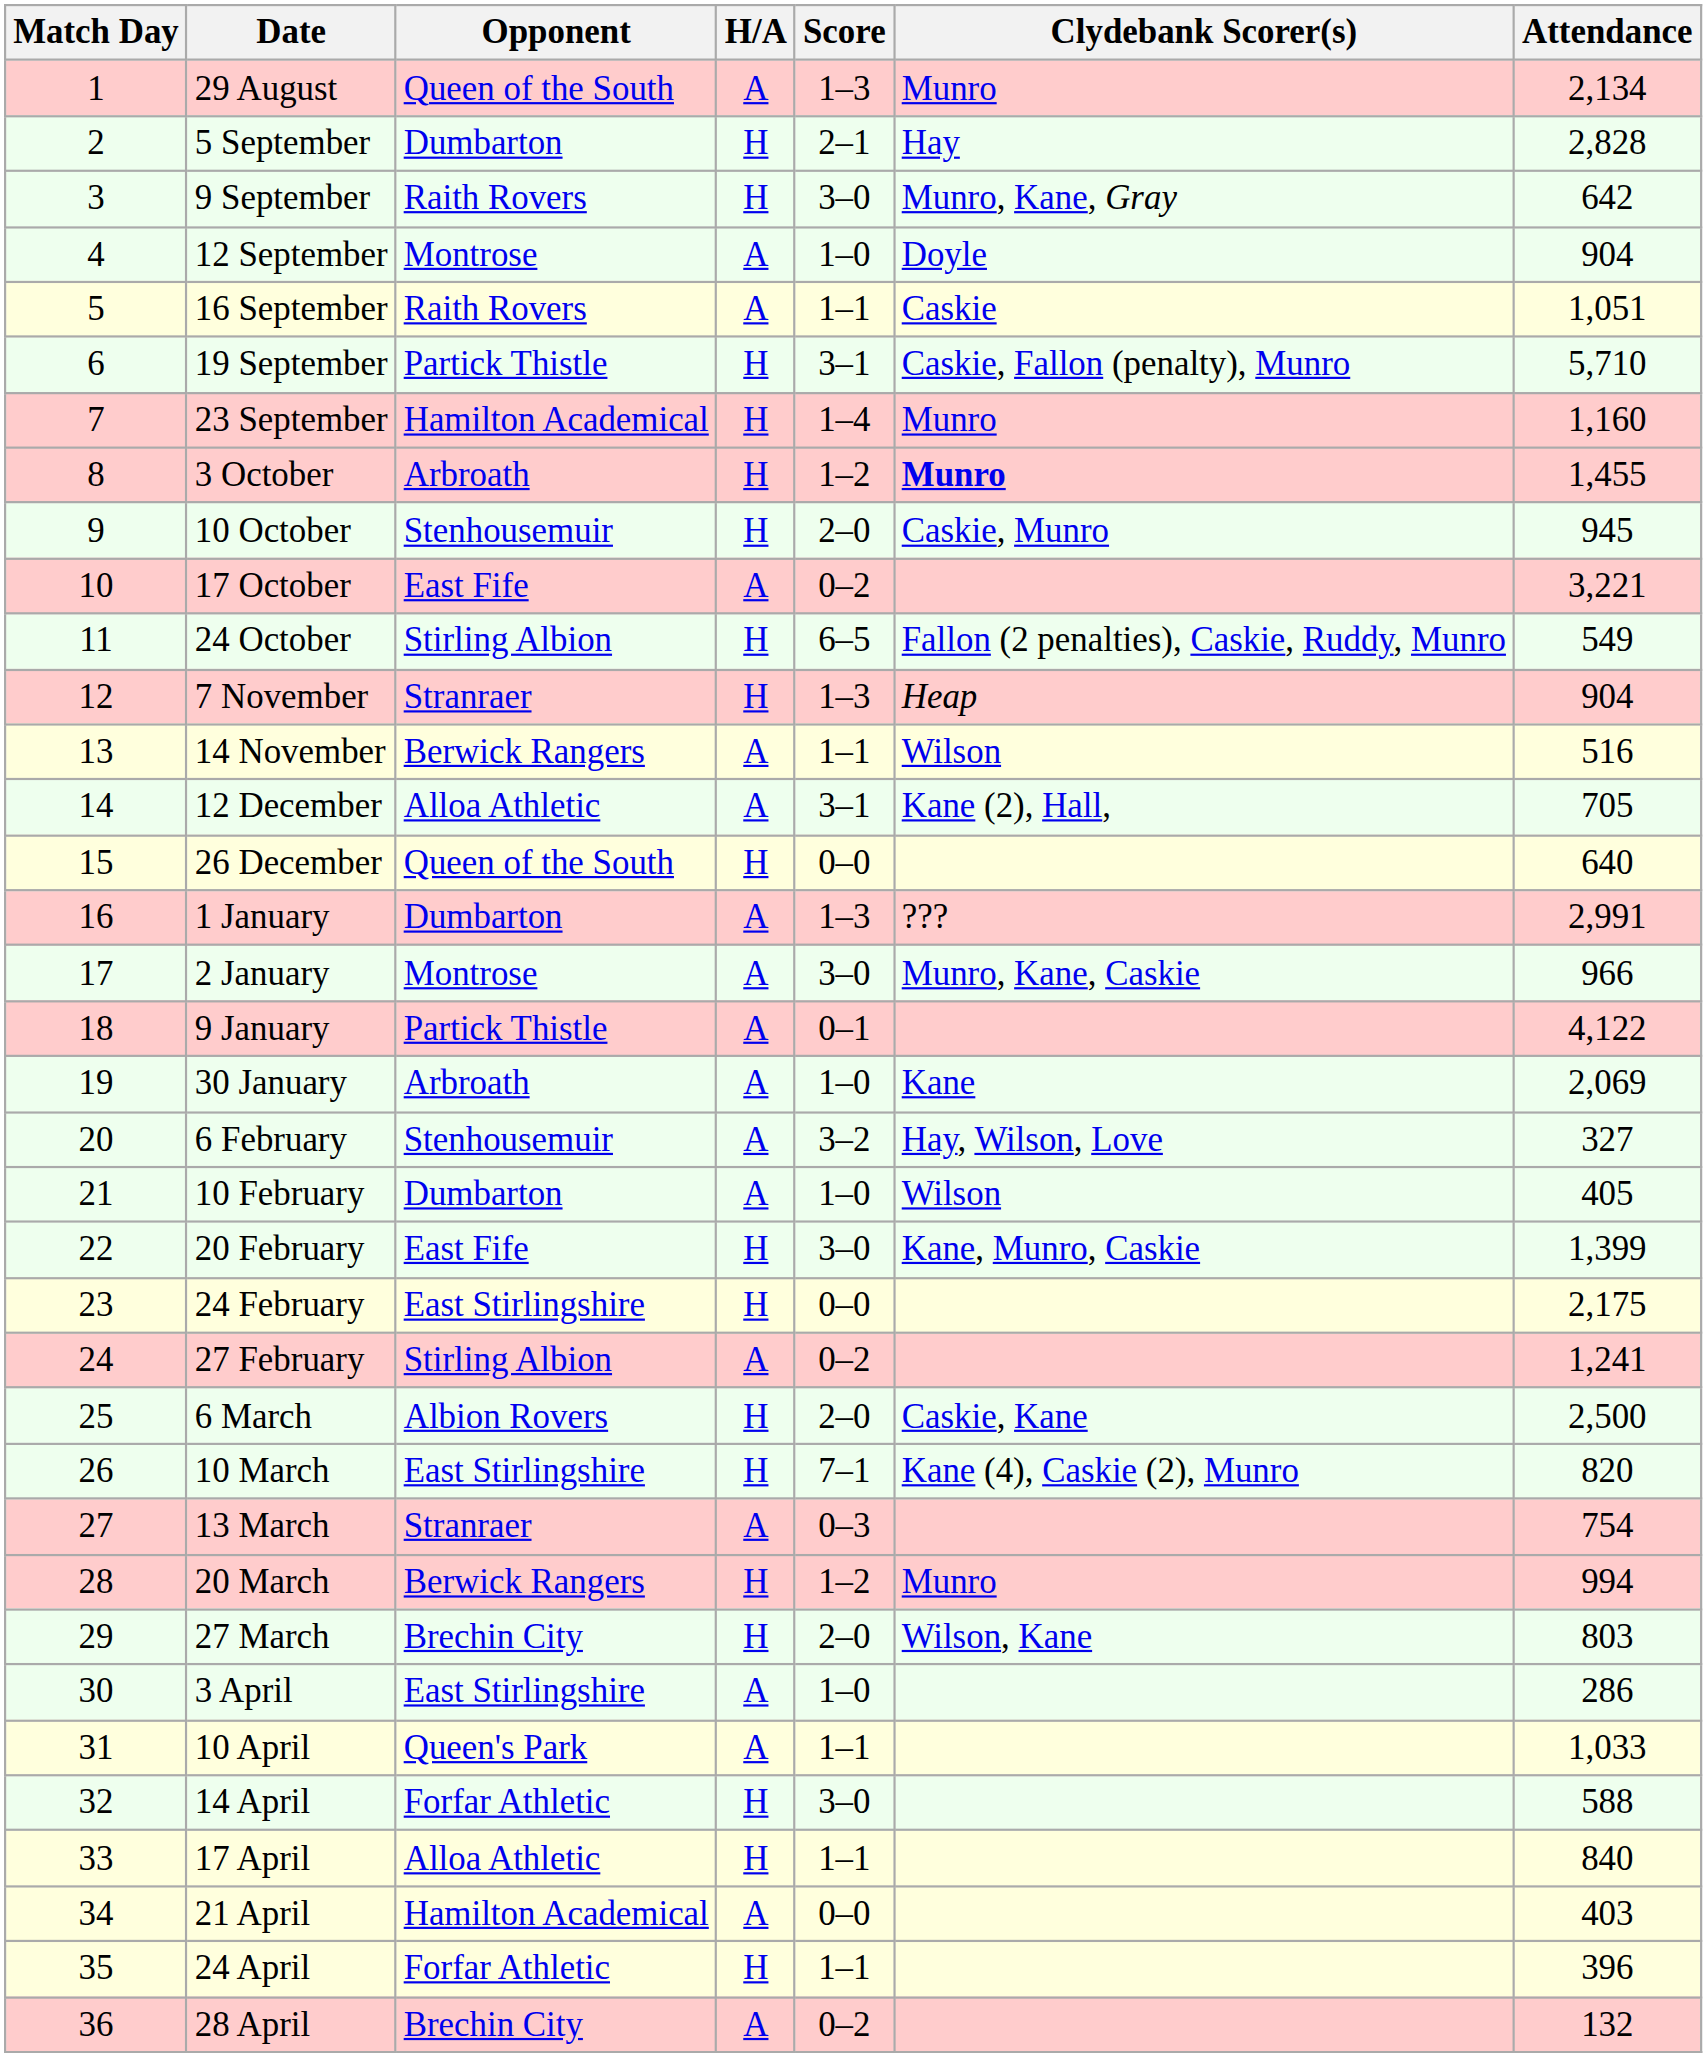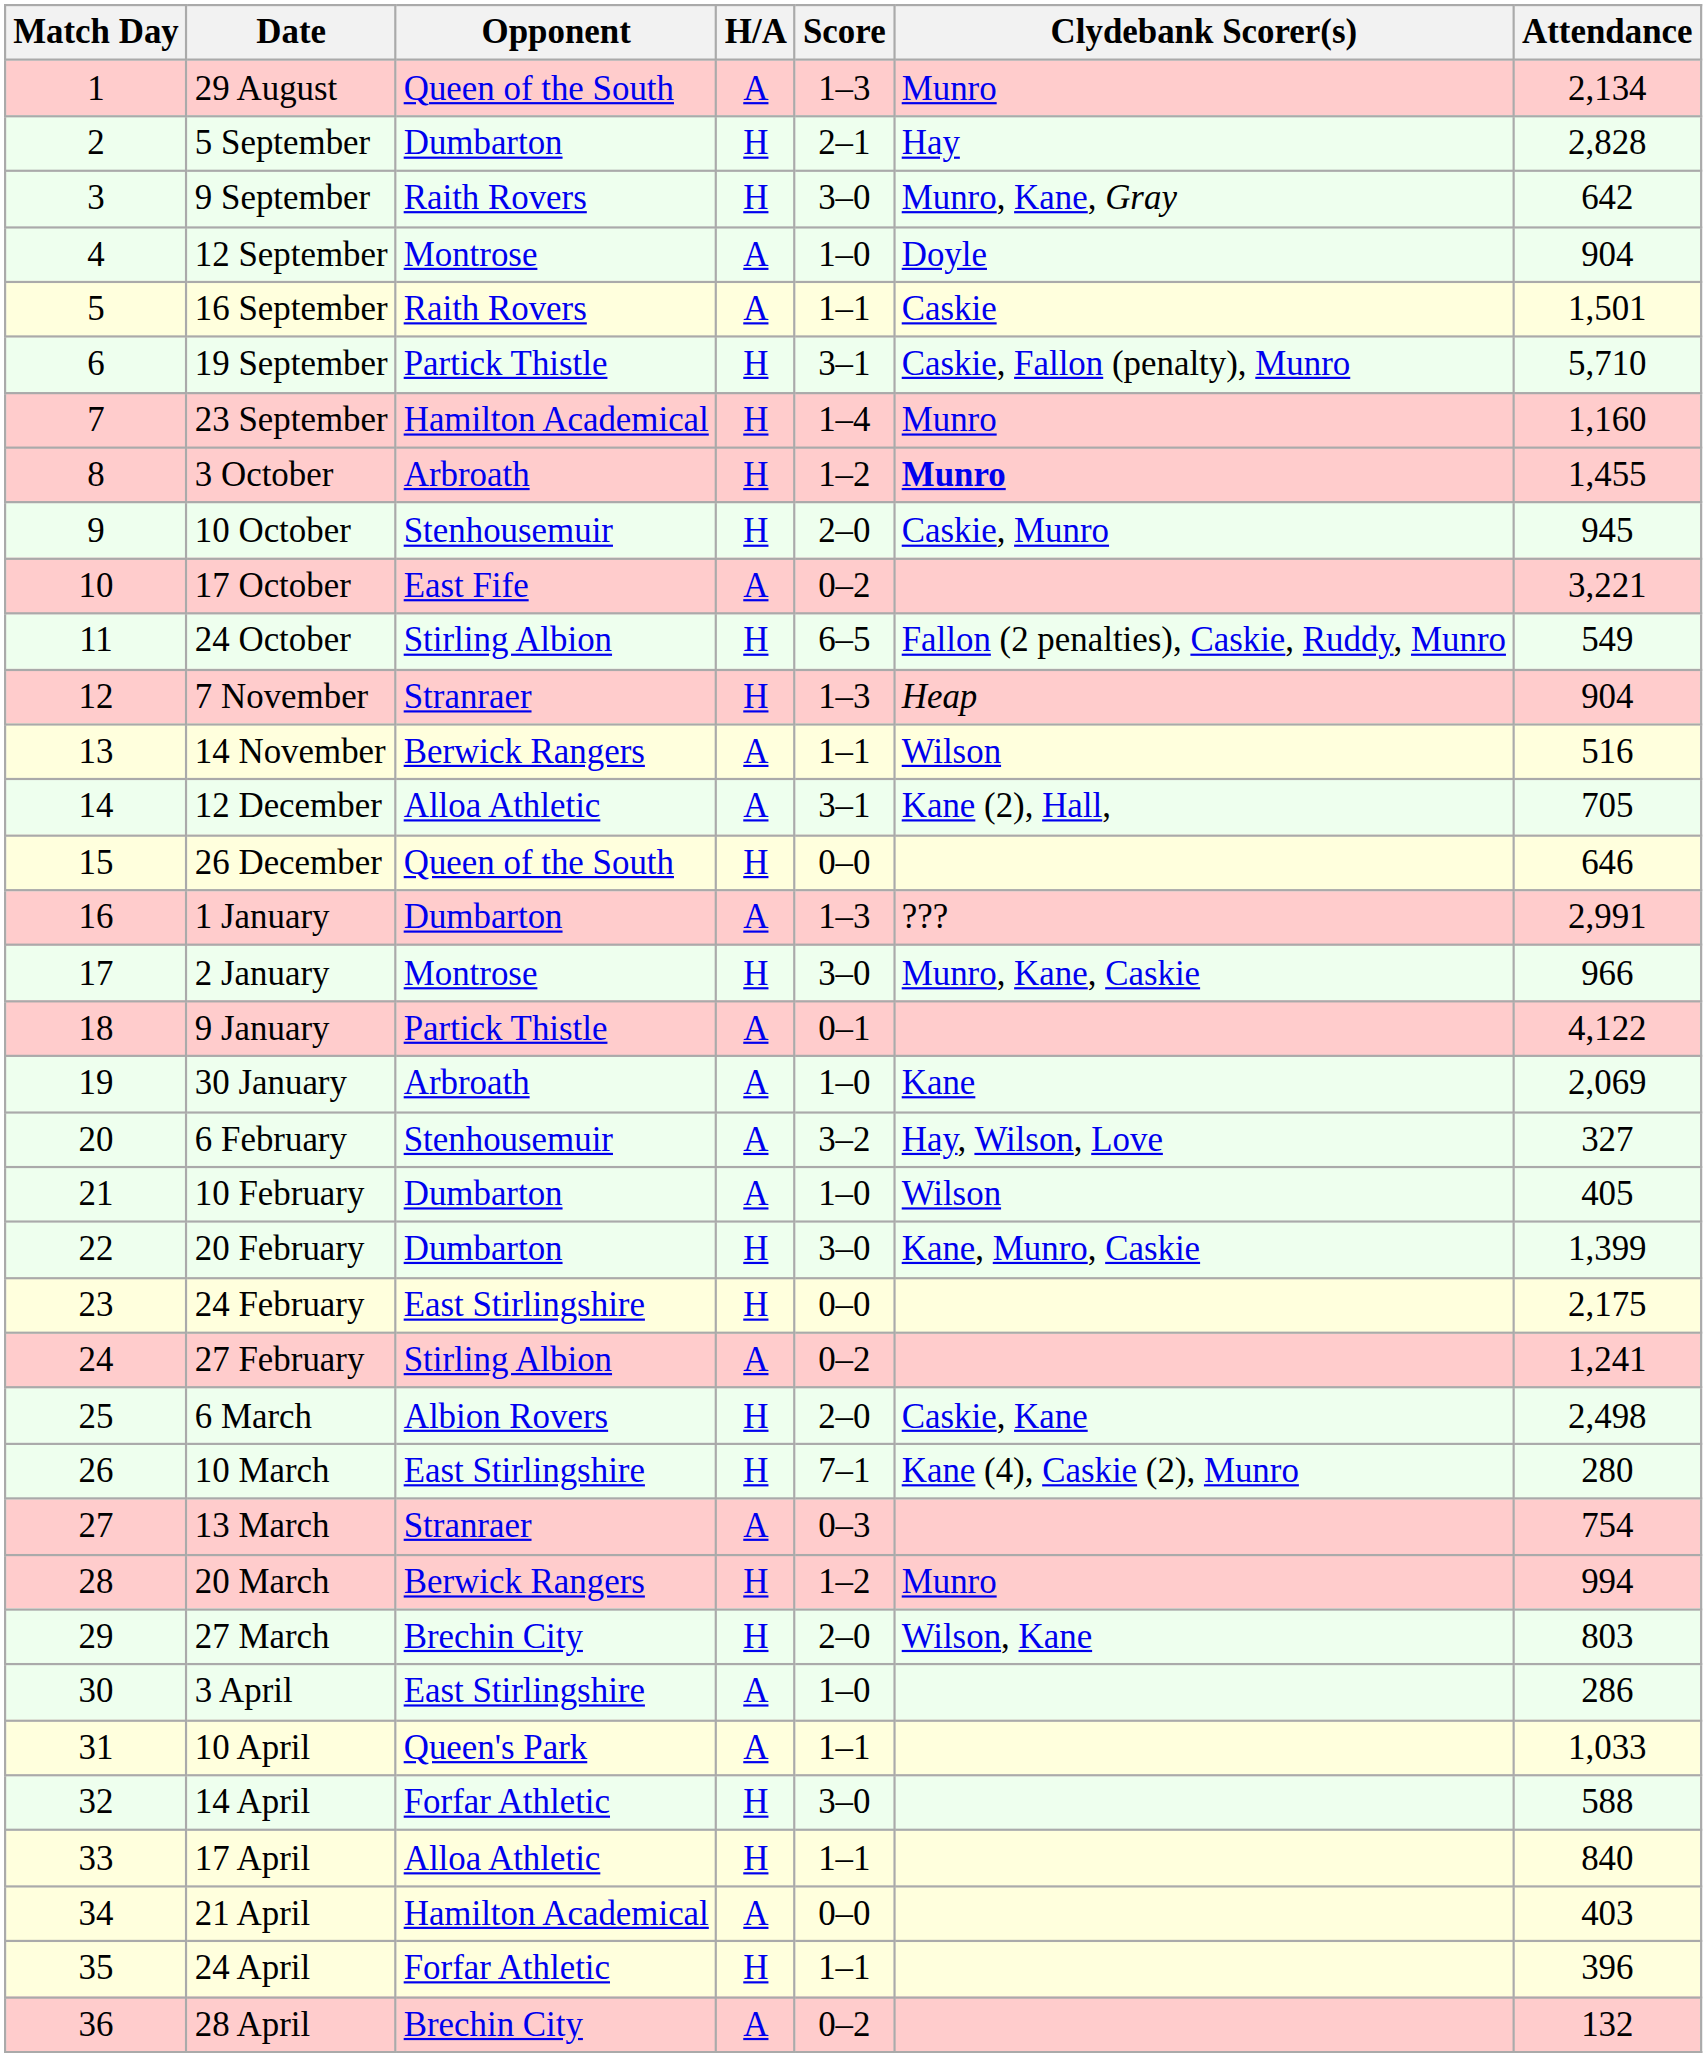(1607, 308) 1,051 -> (1607, 308) 1,501
(1607, 861) 640 -> (1607, 861) 646
(756, 972) A -> (756, 972) H
(466, 1249) East Fife -> (483, 1249) Dumbarton
(1607, 1415) 2,500 -> (1607, 1415) 2,498
(1607, 1470) 820 -> (1607, 1470) 280
